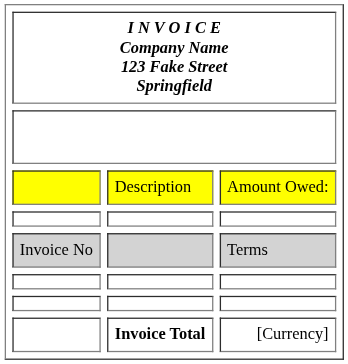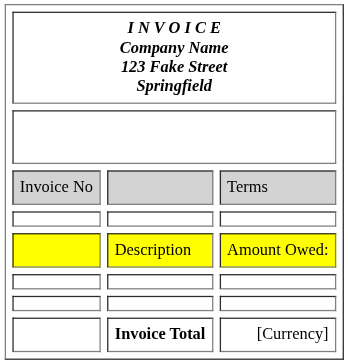rows swapped: (160, 250) <-> (153, 187)
